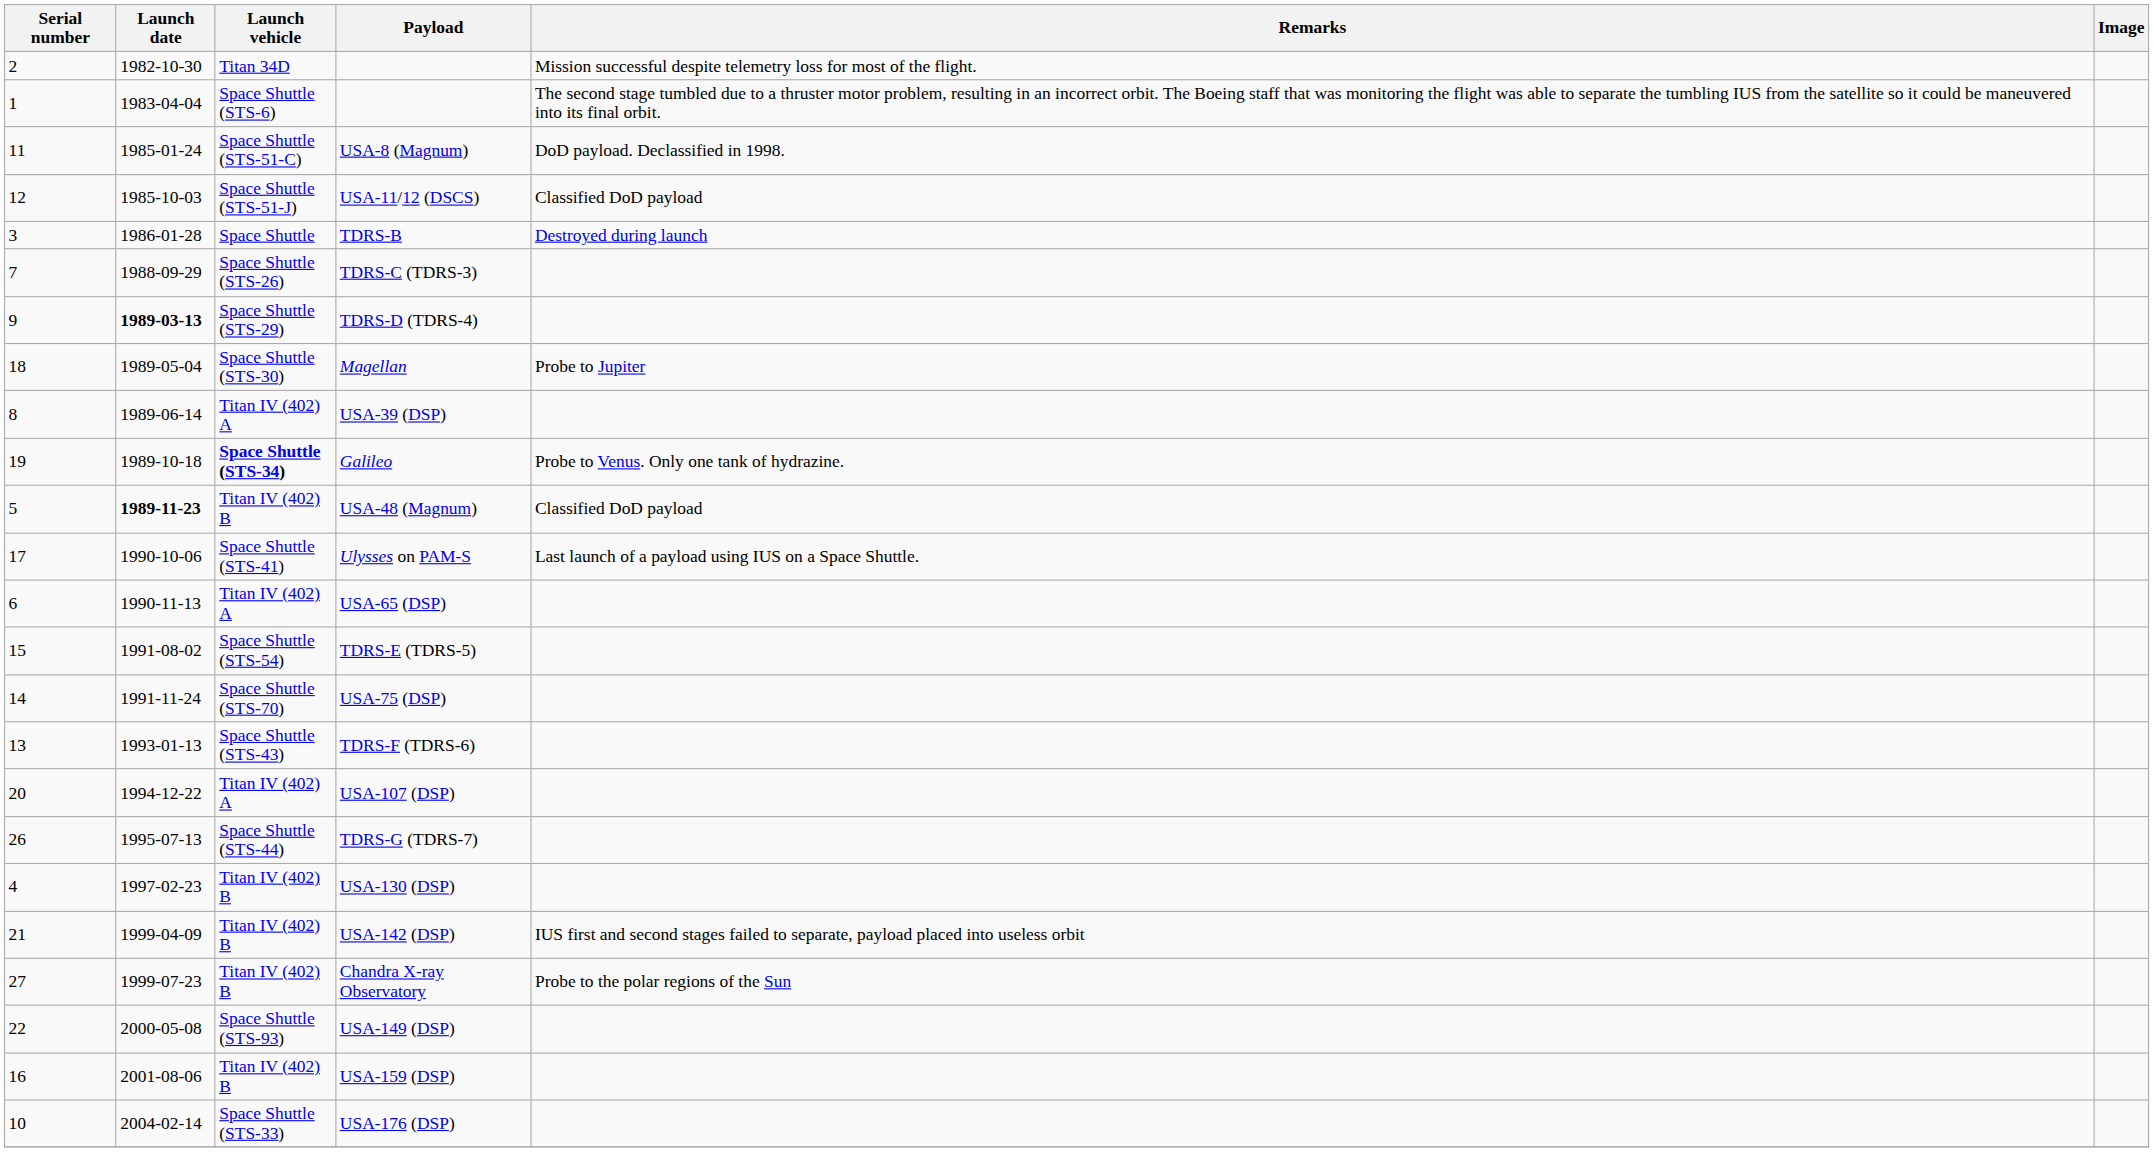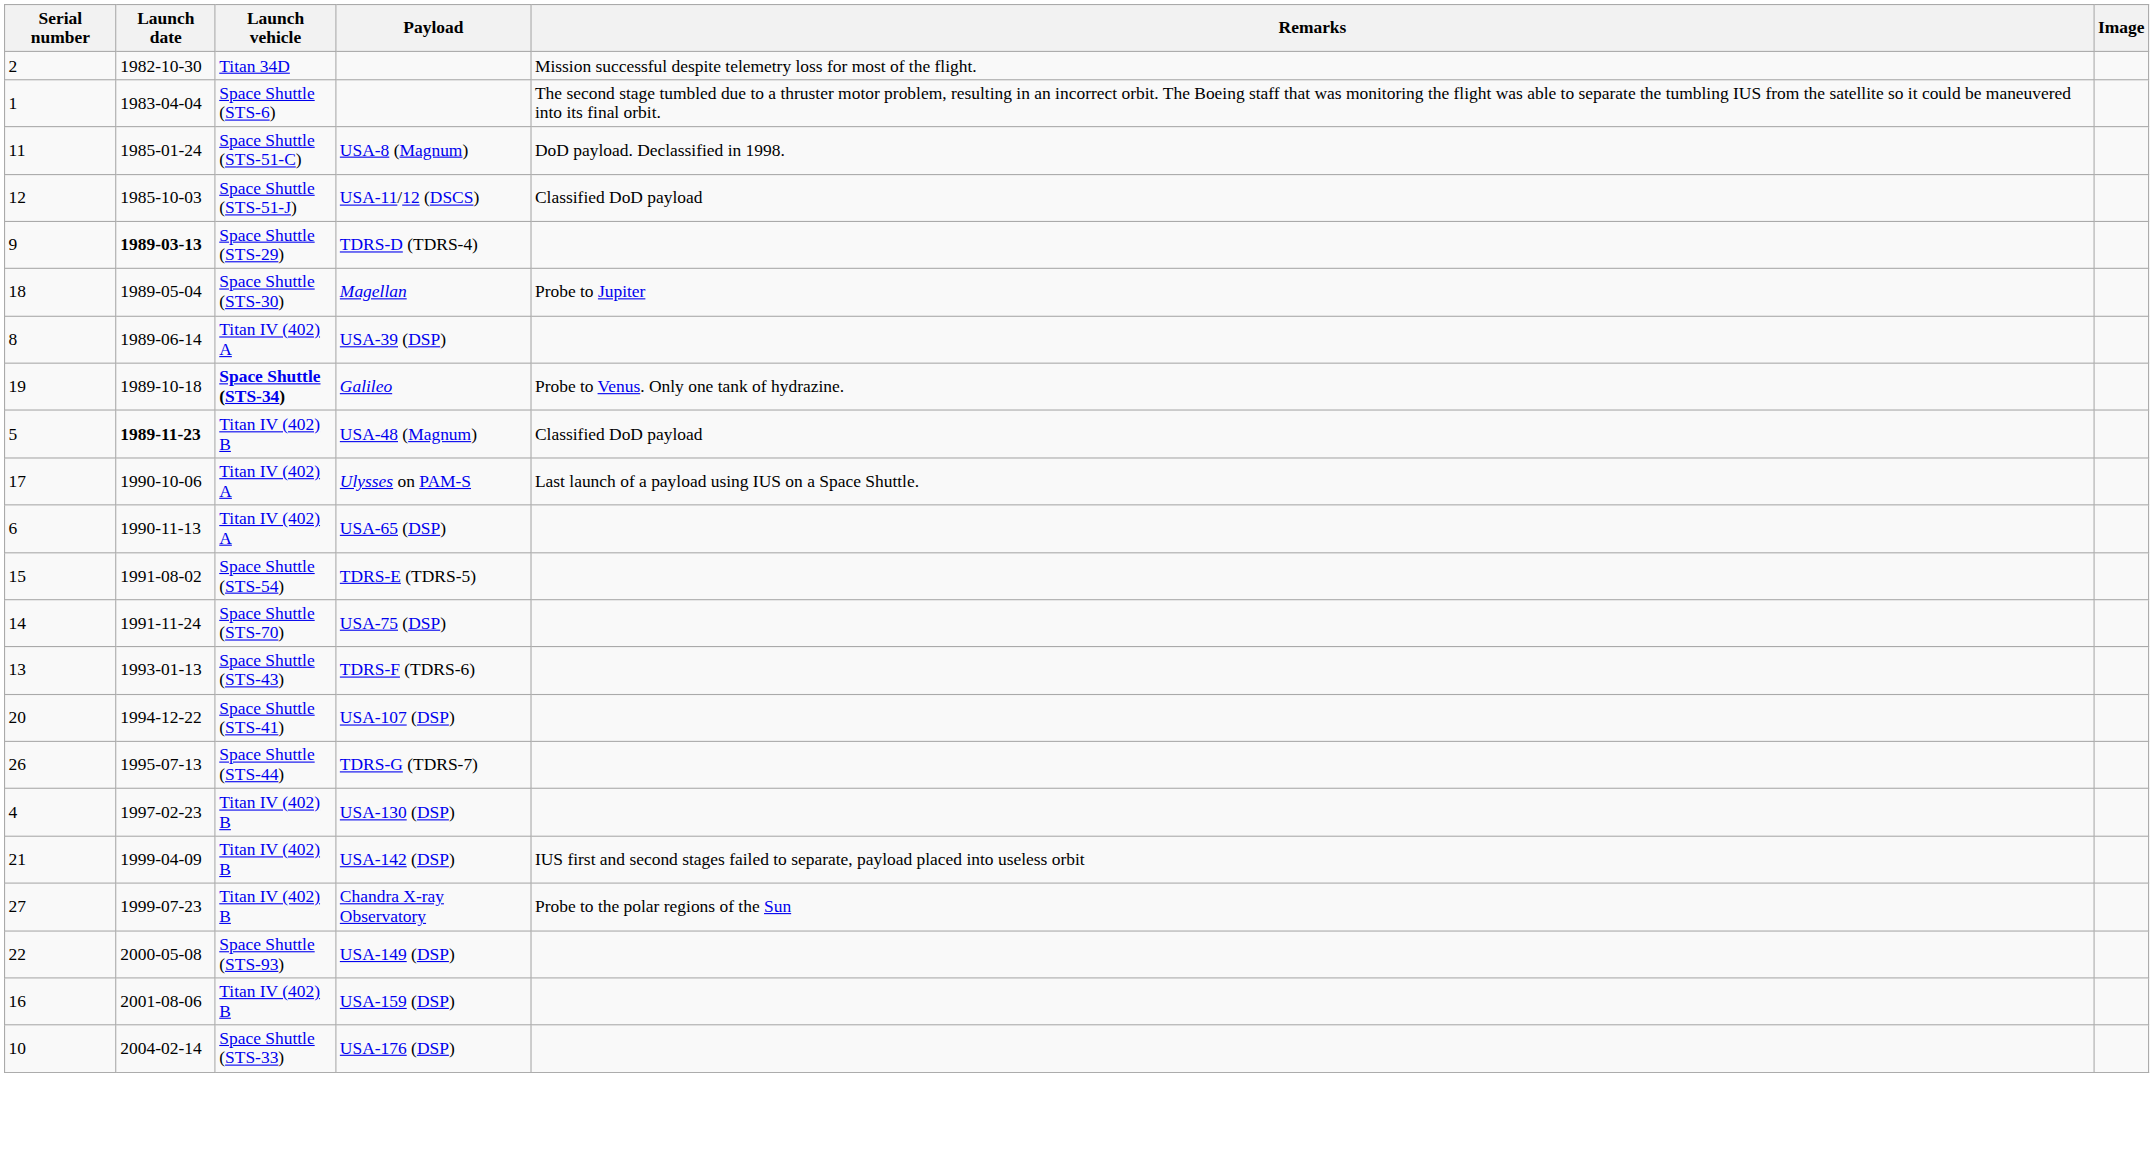- row: (13, 235)
- row: (13, 272)
(267, 556) Space Shuttle (STS-41) -> (270, 481) Titan IV (402) A
(270, 792) Titan IV (402) A -> (267, 717) Space Shuttle (STS-41)
